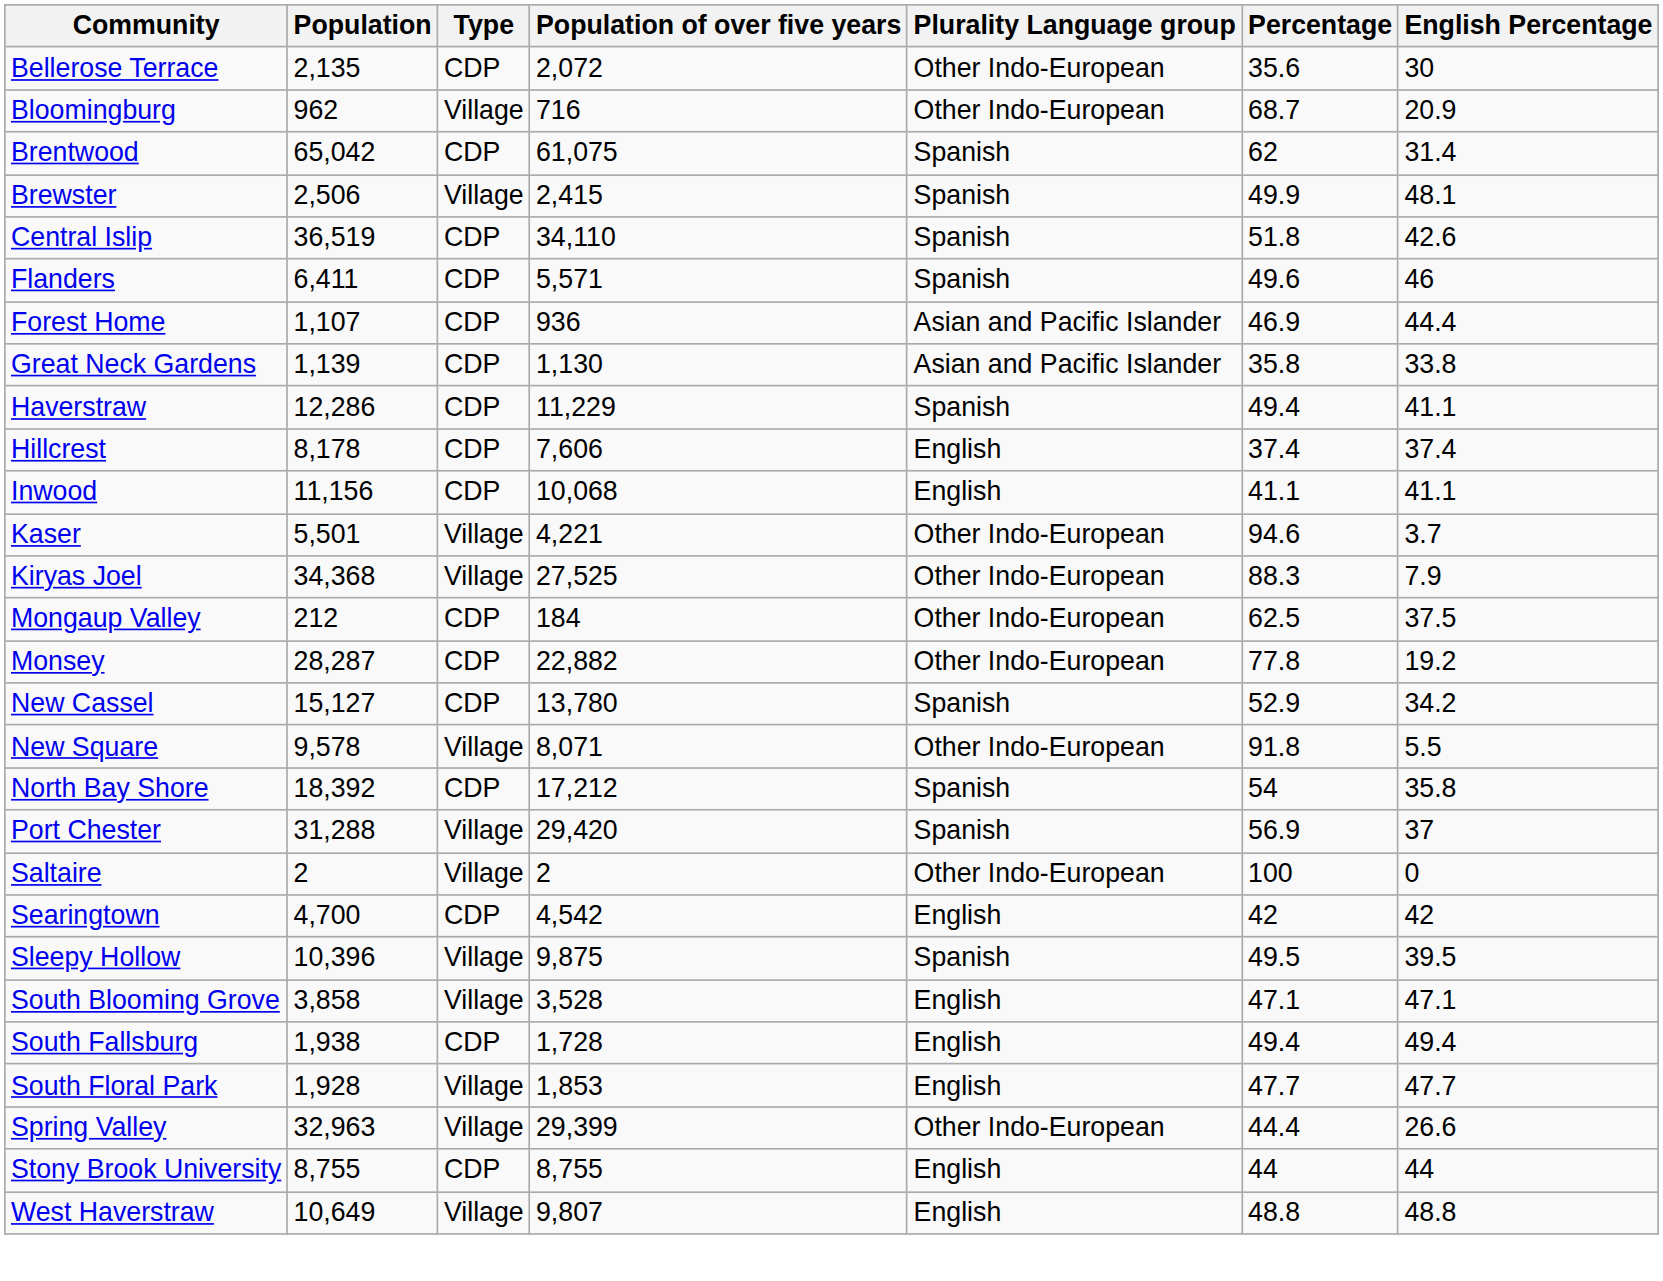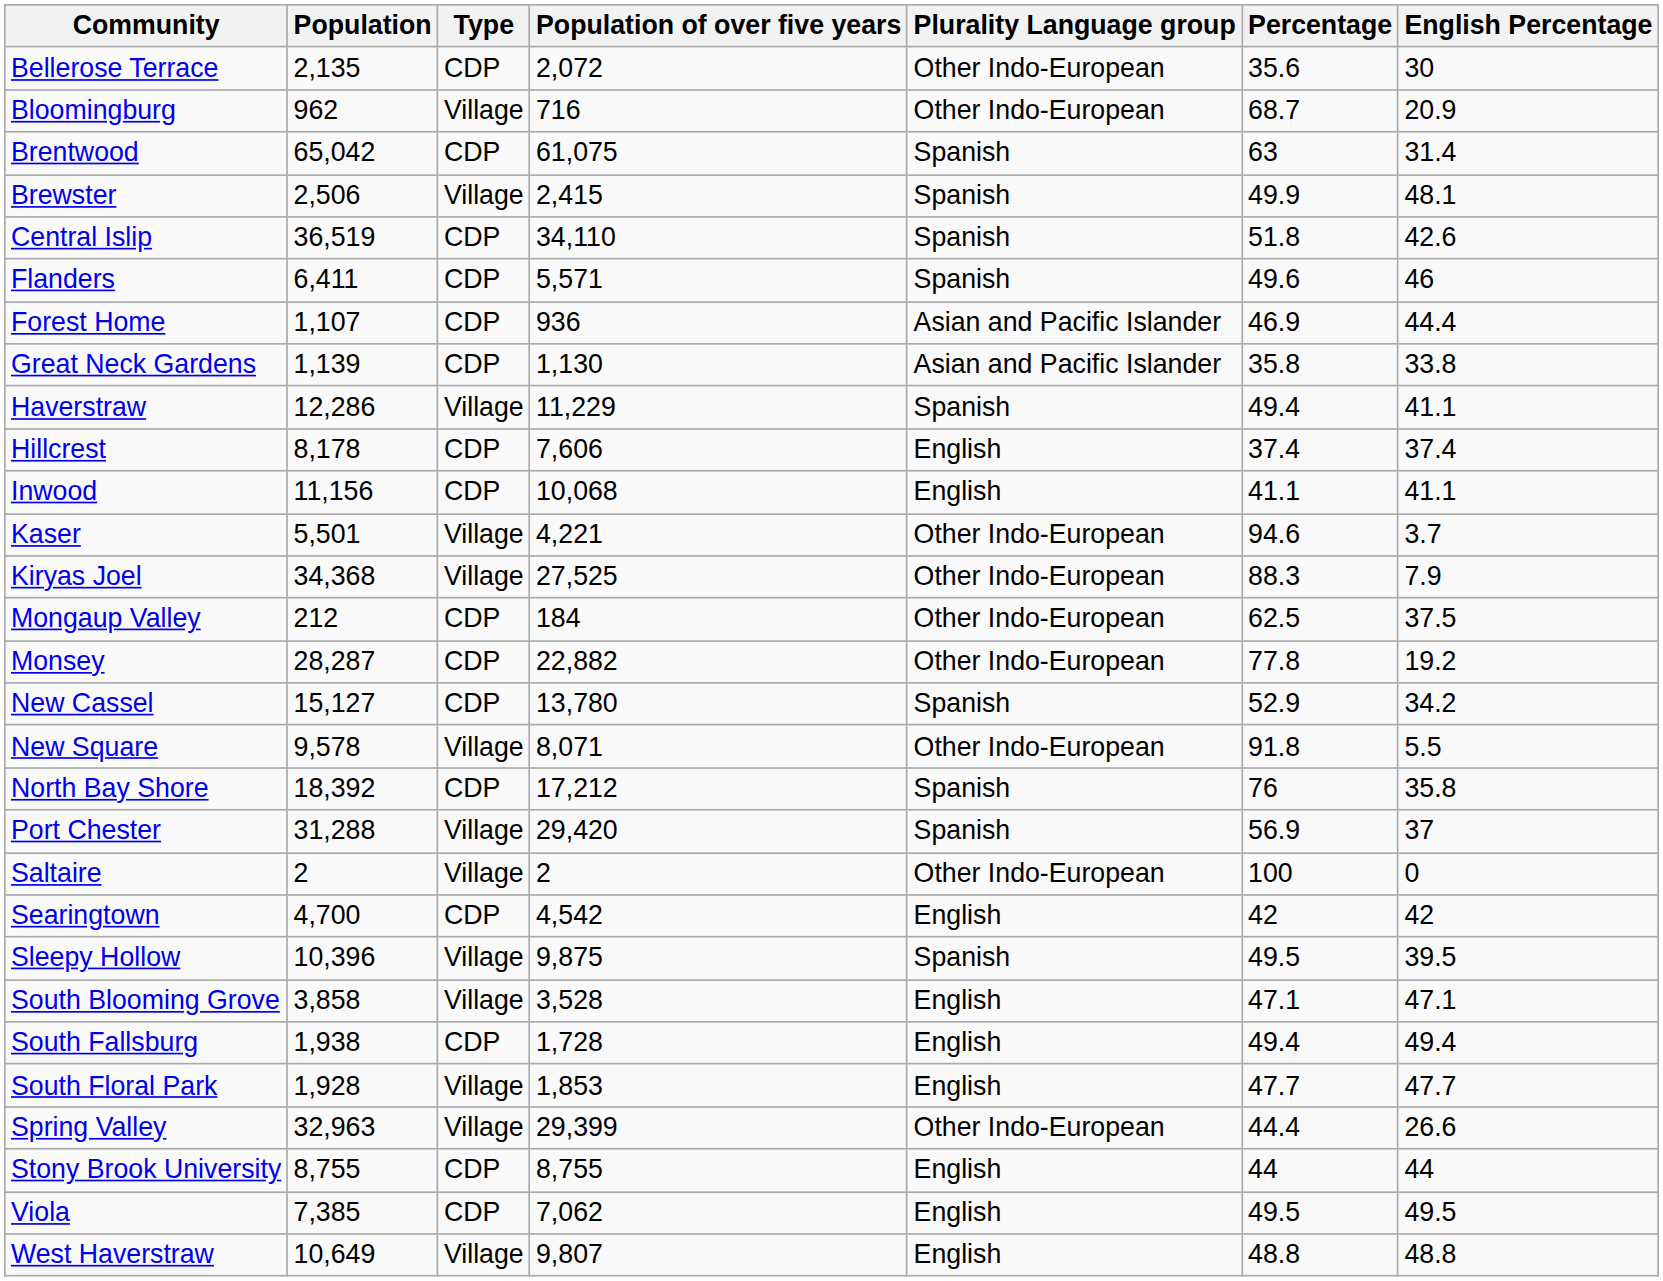(1263, 152) 62 -> (1263, 152) 63
(472, 407) CDP -> (484, 407) Village
(1263, 788) 54 -> (1263, 788) 76
+ row: (40, 1212)
